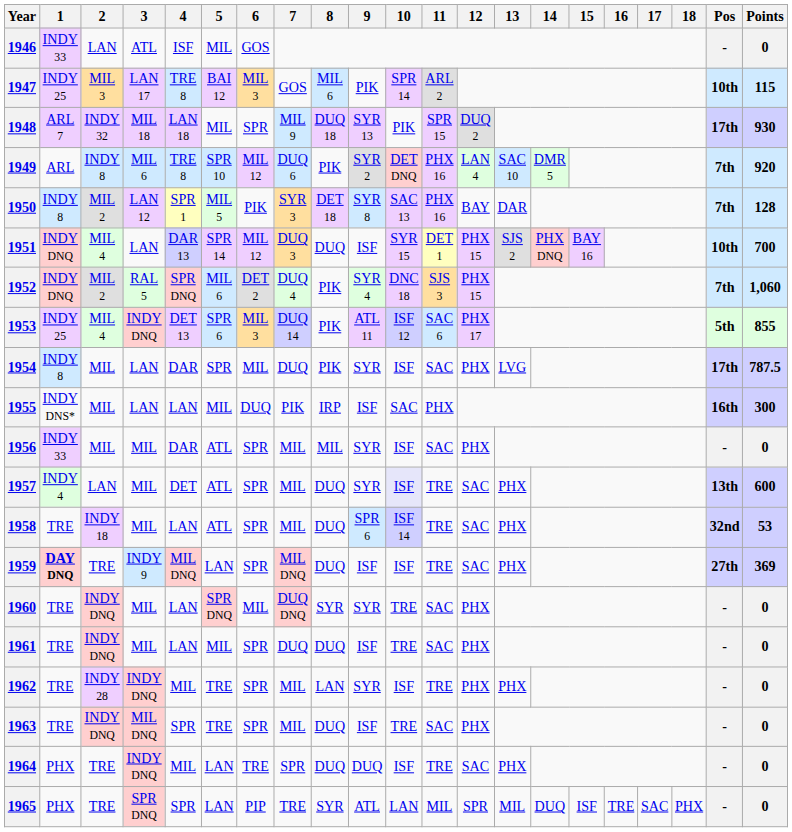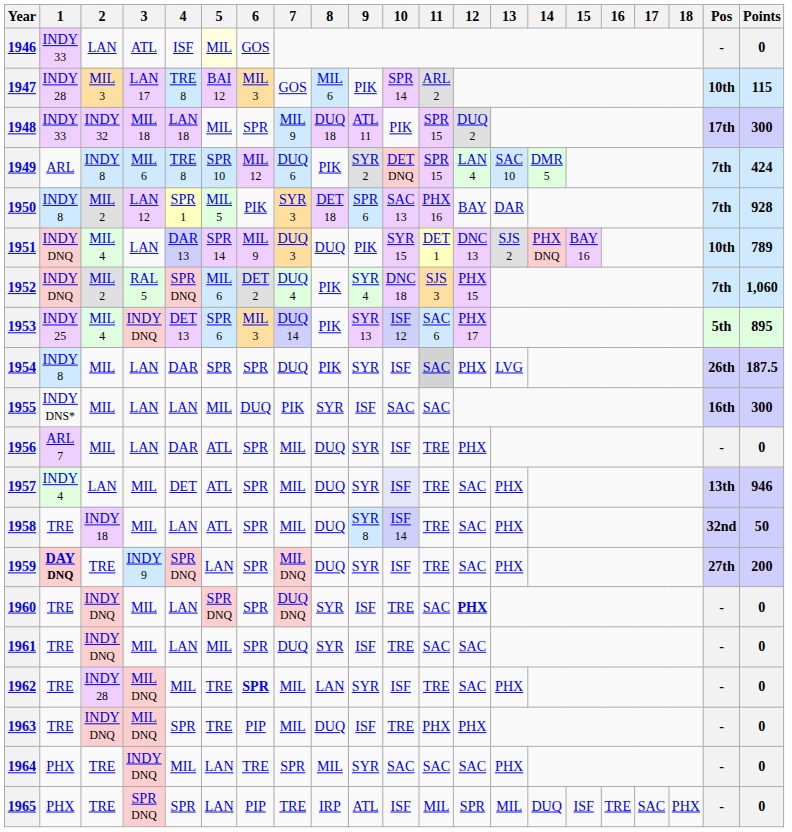(219, 48) no background -> (219, 48) lightyellow background
(60, 88) INDY 25 -> (60, 88) INDY 28
(60, 128) ARL 7 -> (60, 128) INDY 33
(367, 128) SYR 13 -> (366, 128) ATL 11
(765, 128) 930 -> (762, 128) 300
(439, 167) PHX 16 -> (436, 167) SPR 15
(765, 167) 920 -> (762, 167) 424
(367, 207) SYR 8 -> (366, 207) SPR 6
(765, 207) 128 -> (762, 207) 928
(256, 247) MIL 12 -> (256, 247) MIL 9
(367, 247) ISF -> (366, 247) PIK
(475, 247) PHX 15 -> (472, 247) DNC 13
(765, 247) 700 -> (762, 247) 789
(367, 327) ATL 11 -> (366, 327) SYR 13
(765, 327) 855 -> (762, 327) 895
(256, 367) MIL -> (256, 367) SPR
(439, 367) no background -> (436, 367) lightgrey background
(725, 367) 17th -> (722, 367) 26th
(765, 367) 787.5 -> (762, 367) 187.5
(330, 407) IRP -> (330, 407) SYR
(439, 407) PHX -> (436, 407) SAC
(60, 447) INDY 33 -> (60, 447) ARL 7
(144, 447) MIL -> (144, 447) LAN
(330, 447) MIL -> (330, 447) DUQ
(439, 447) SAC -> (436, 447) TRE
(765, 487) 600 -> (762, 487) 946
(367, 527) SPR 6 -> (366, 527) SYR 8
(765, 527) 53 -> (762, 527) 50
(183, 567) MIL DNQ -> (183, 567) SPR DNQ
(367, 567) ISF -> (366, 567) SYR
(765, 567) 369 -> (762, 567) 200
(256, 607) MIL -> (256, 607) SPR
(367, 607) SYR -> (366, 607) ISF
(475, 607) normal -> (472, 607) bold
(330, 647) DUQ -> (330, 647) SYR
(475, 647) PHX -> (472, 647) SAC
(144, 687) INDY DNQ -> (144, 687) MIL DNQ
(256, 687) normal -> (256, 687) bold
(475, 687) PHX -> (472, 687) SAC
(256, 727) SPR -> (256, 727) PIP
(439, 727) SAC -> (436, 727) PHX
(330, 766) DUQ -> (330, 766) MIL
(367, 766) DUQ -> (366, 766) SYR
(404, 766) ISF -> (401, 766) SAC
(439, 766) TRE -> (436, 766) SAC
(330, 806) SYR -> (330, 806) IRP
(404, 806) LAN -> (401, 806) ISF
